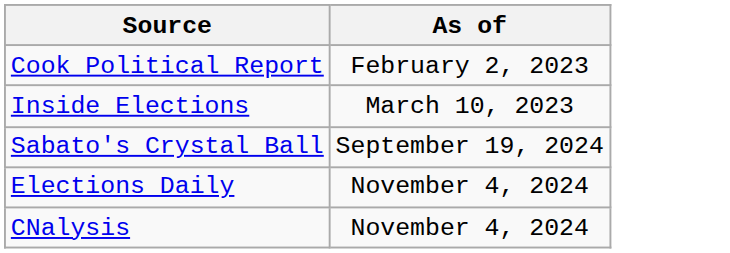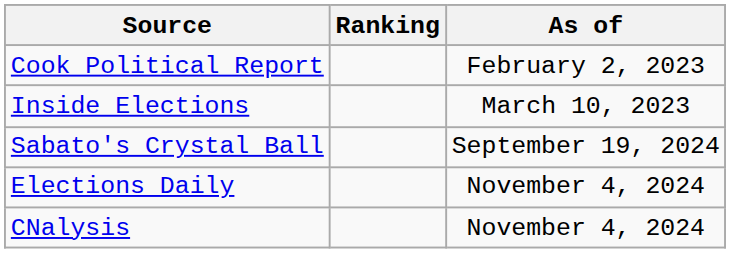+ column: (388, 25)
